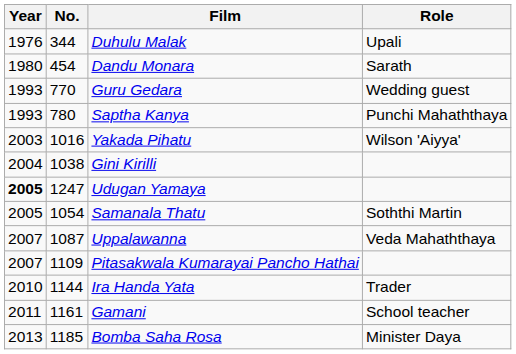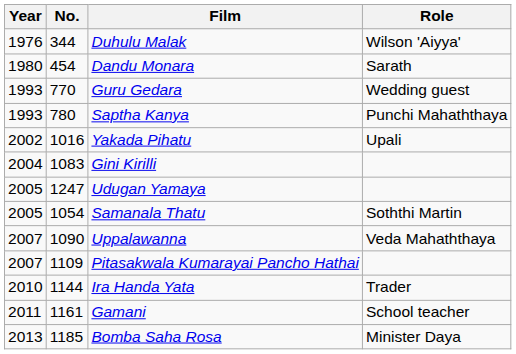(384, 41) Upali -> (413, 41) Wilson 'Aiyya'
(25, 139) 2003 -> (25, 139) 2002
(413, 139) Wilson 'Aiyya' -> (384, 139) Upali
(67, 164) 1038 -> (67, 164) 1083
(25, 189) bold -> (25, 189) normal
(67, 238) 1087 -> (67, 238) 1090
